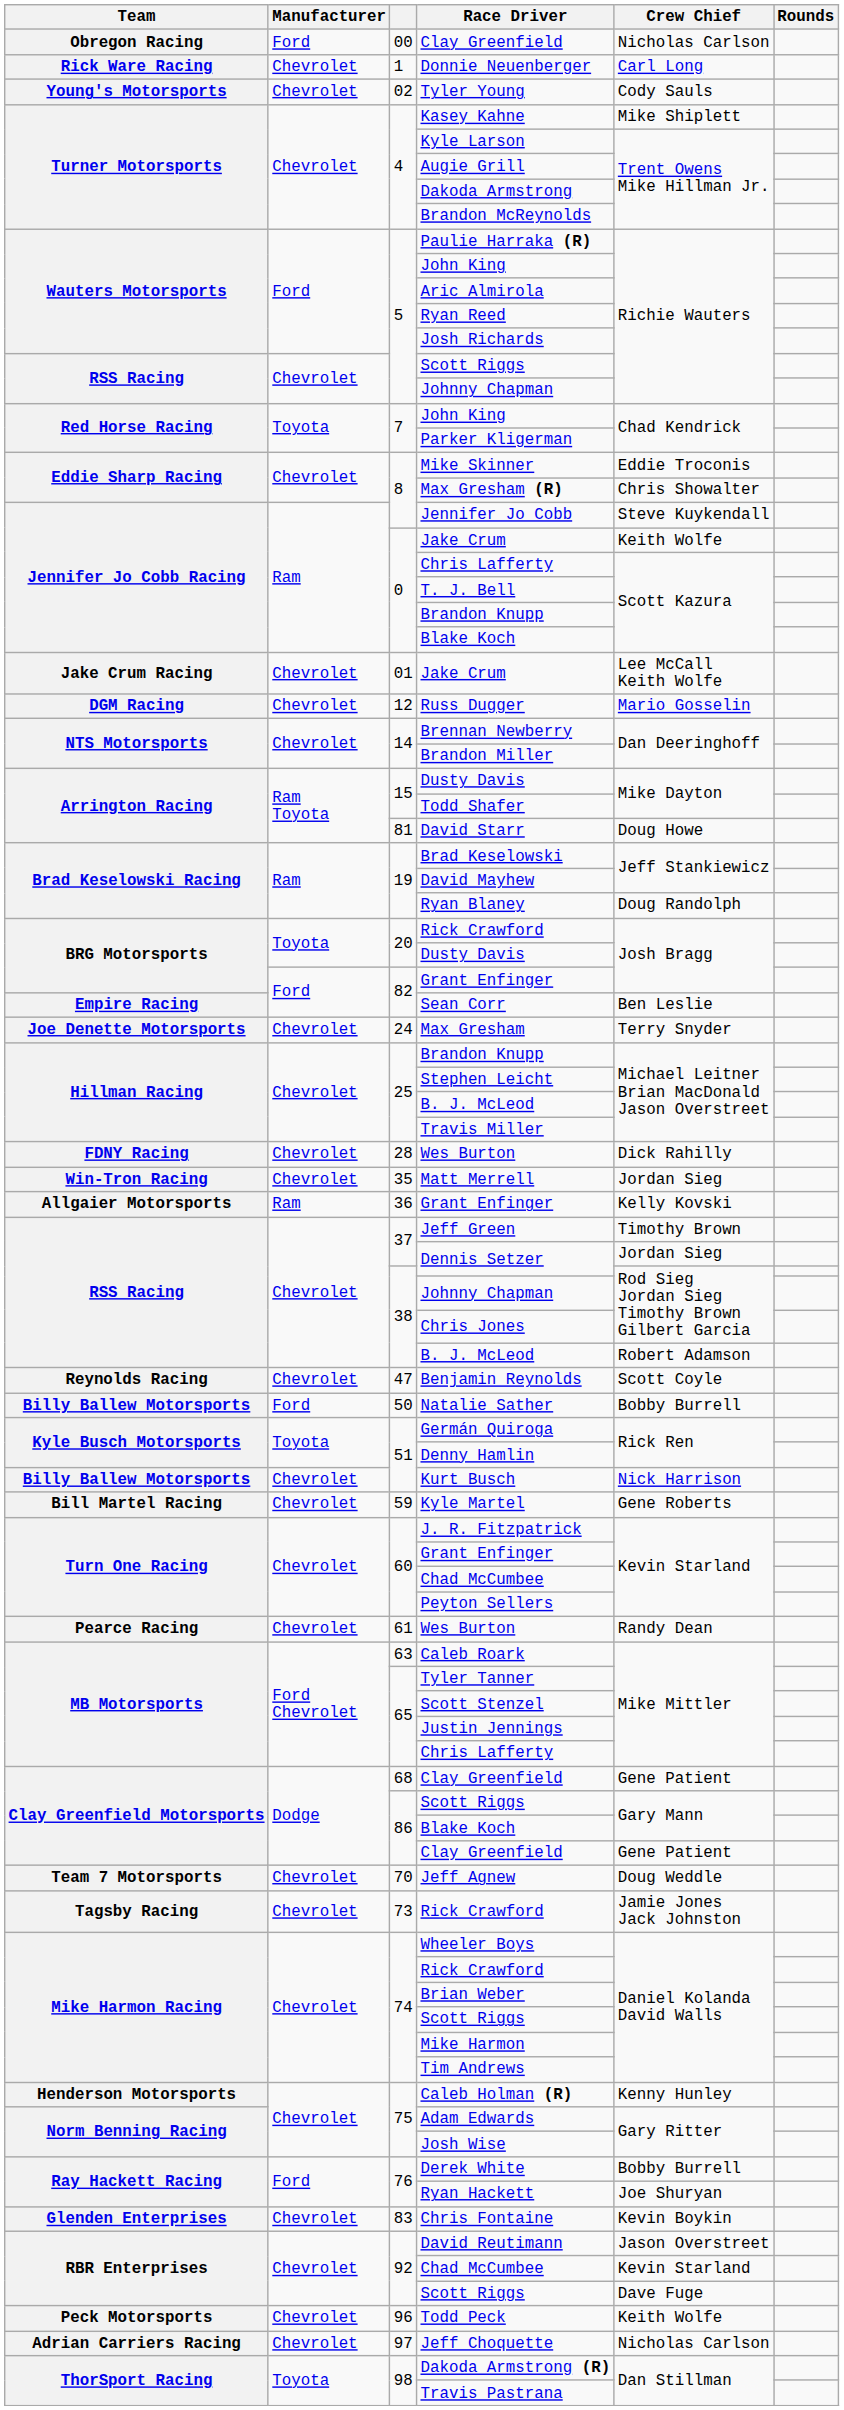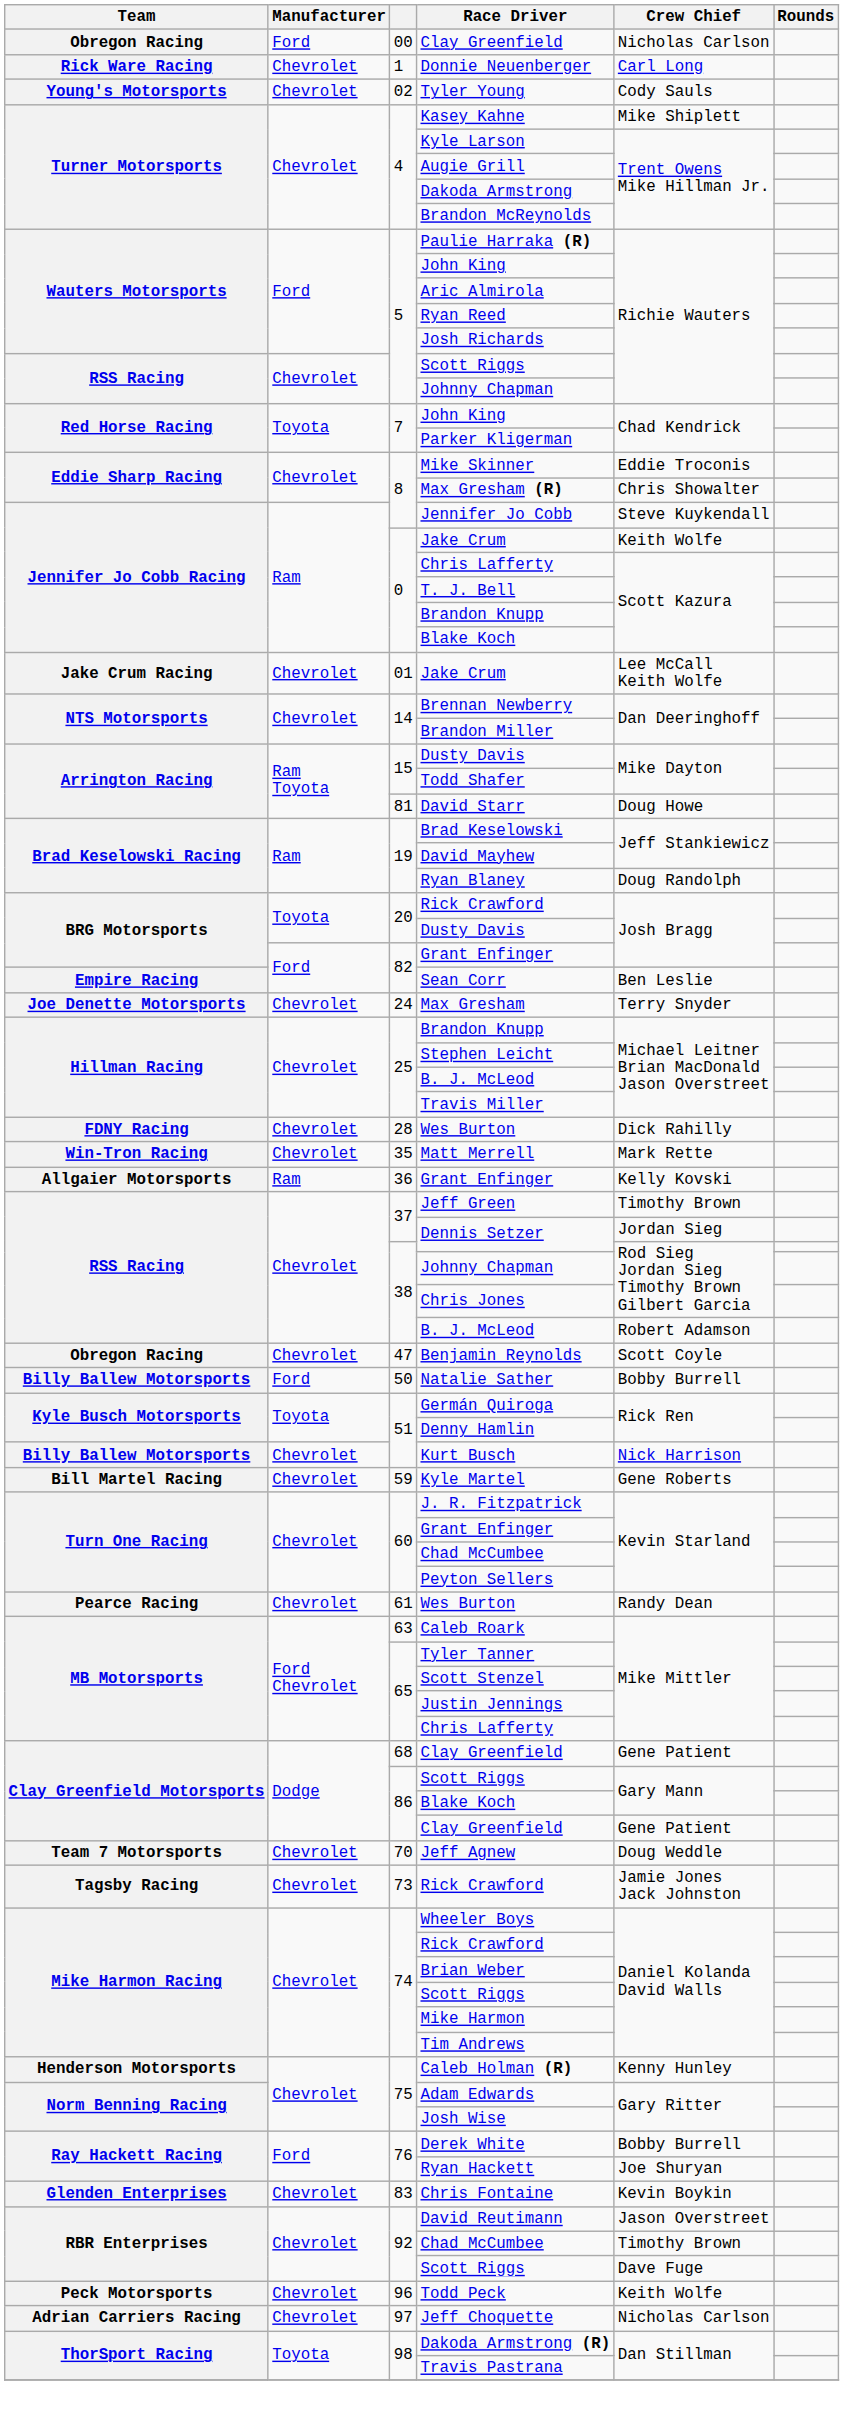- row: (403, 706)
(670, 1179) Jordan Sieg -> (665, 1154) Mark Rette
(137, 1380) Reynolds Racing -> (137, 1355) Obregon Racing
(684, 2269) Kevin Starland -> (679, 2244) Timothy Brown
